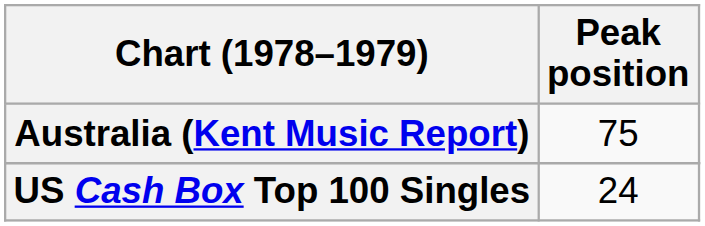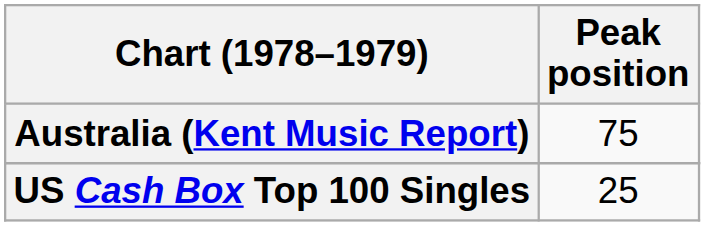(618, 190) 24 -> (618, 190) 25
